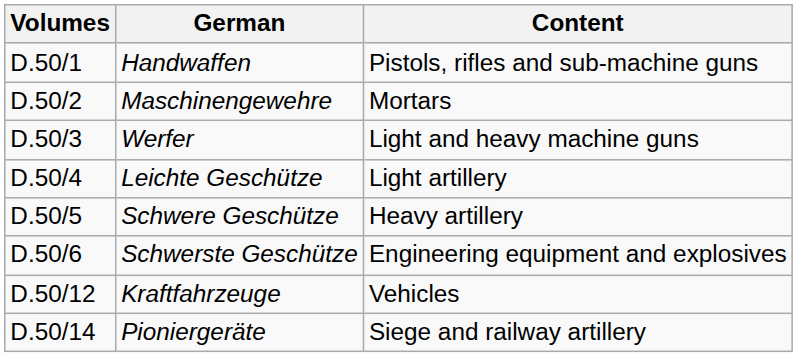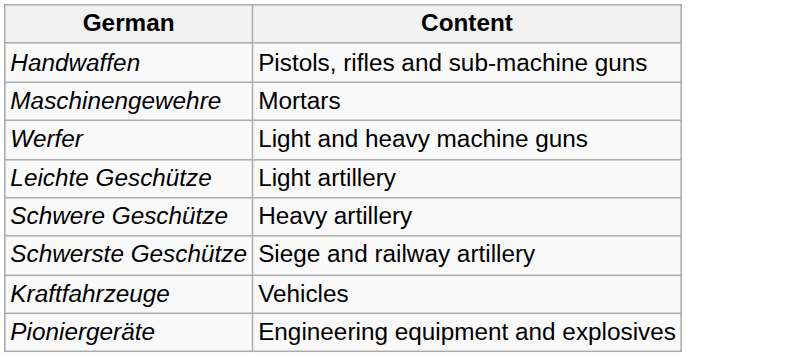- column: (60, 23)
(578, 255) Engineering equipment and explosives -> (397, 255) Siege and railway artillery
(507, 332) Siege and railway artillery -> (467, 332) Engineering equipment and explosives
